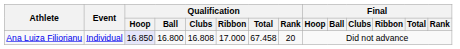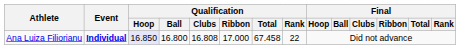(104, 38) normal -> (106, 38) bold
(291, 38) 20 -> (294, 38) 22
